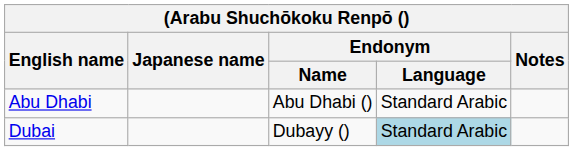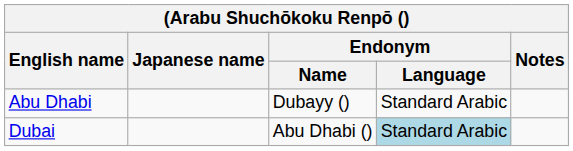(323, 103) Abu Dhabi () -> (311, 103) Dubayy ()
(311, 131) Dubayy () -> (323, 131) Abu Dhabi ()
